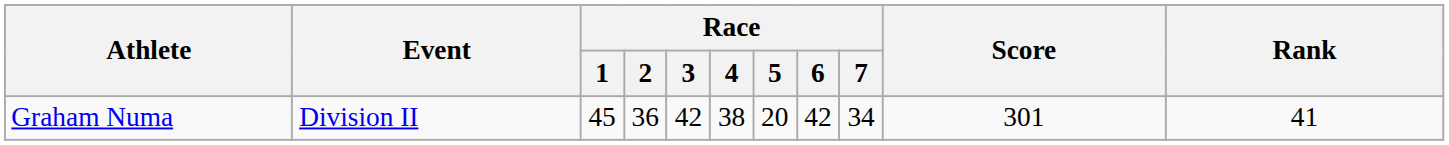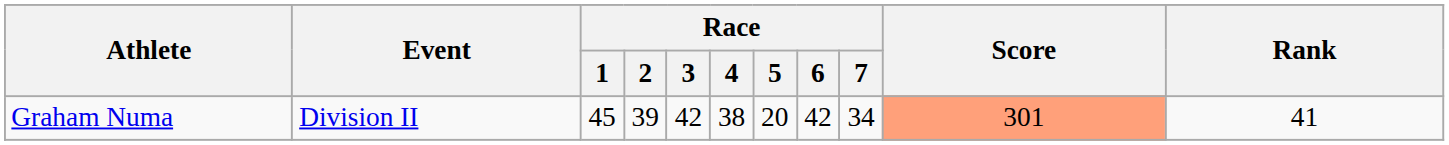(645, 117) 36 -> (645, 117) 39
(1024, 117) no background -> (1024, 117) lightsalmon background
